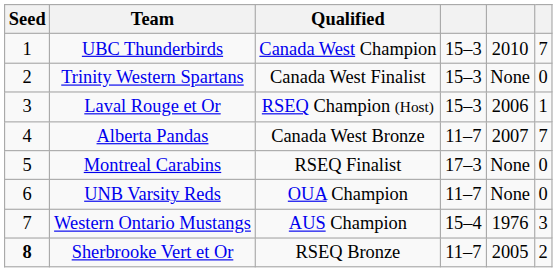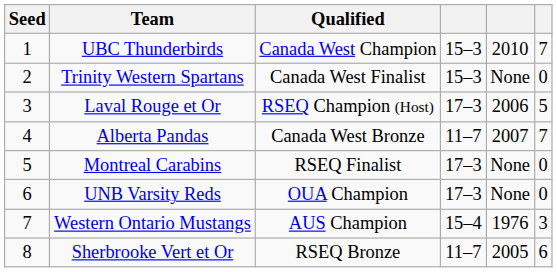(463, 106) 15–3 -> (463, 106) 17–3
(543, 106) 1 -> (543, 106) 5
(463, 194) 11–7 -> (463, 194) 17–3
(27, 252) bold -> (27, 252) normal
(543, 252) 2 -> (543, 252) 6
